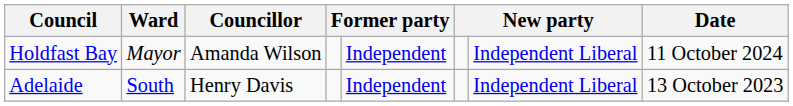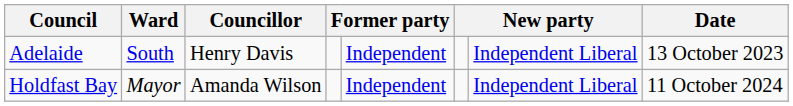rows swapped: (46, 85) <-> (63, 52)
